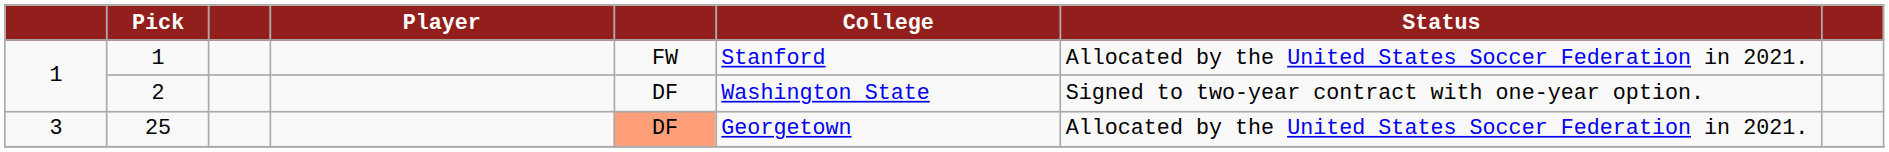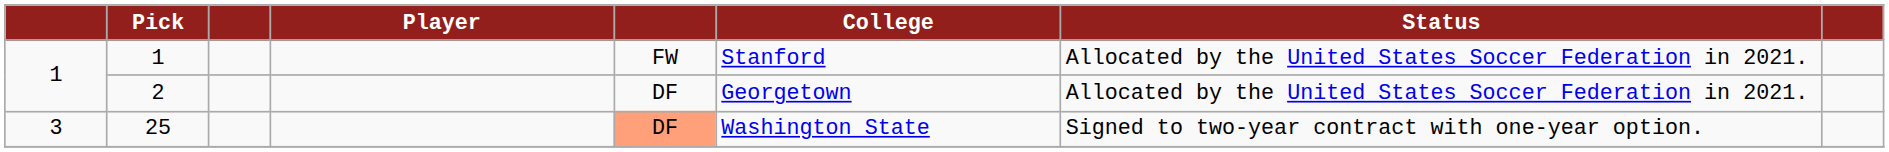(826, 93) Washington State -> (786, 93) Georgetown
(1385, 93) Signed to two-year contract with one-year option. -> (1437, 93) Allocated by the United States Soccer Federation in 2021.
(786, 129) Georgetown -> (826, 129) Washington State
(1437, 129) Allocated by the United States Soccer Federation in 2021. -> (1385, 129) Signed to two-year contract with one-year option.
